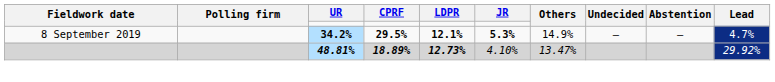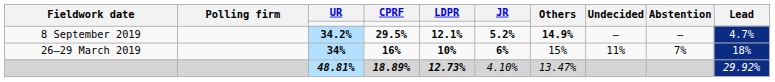(502, 35) 5.3% -> (502, 35) 5.2%
(558, 35) normal -> (558, 35) bold
+ row: (91, 52)
